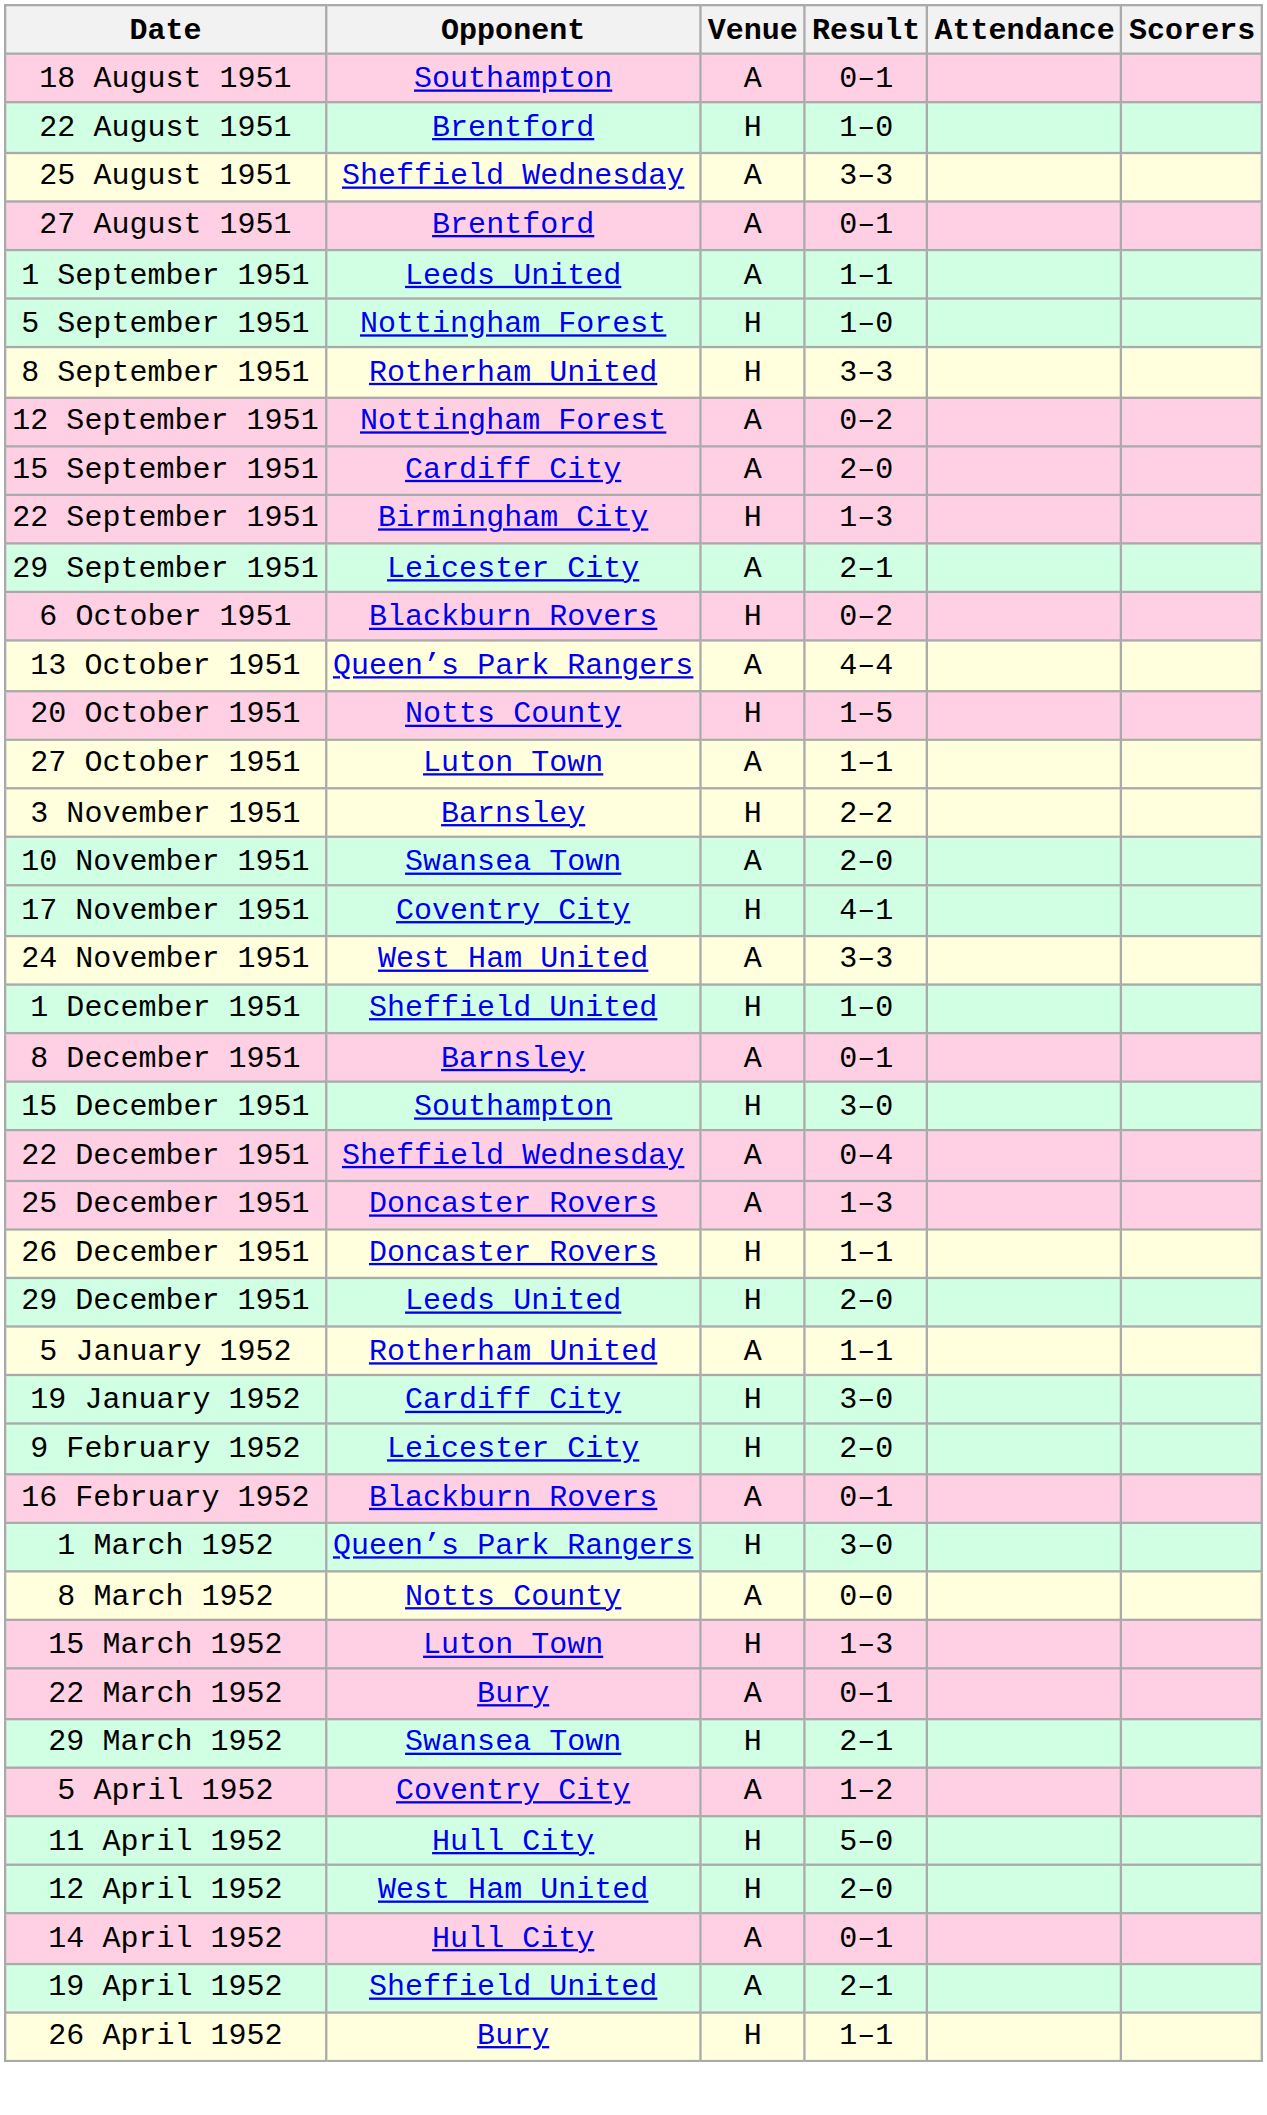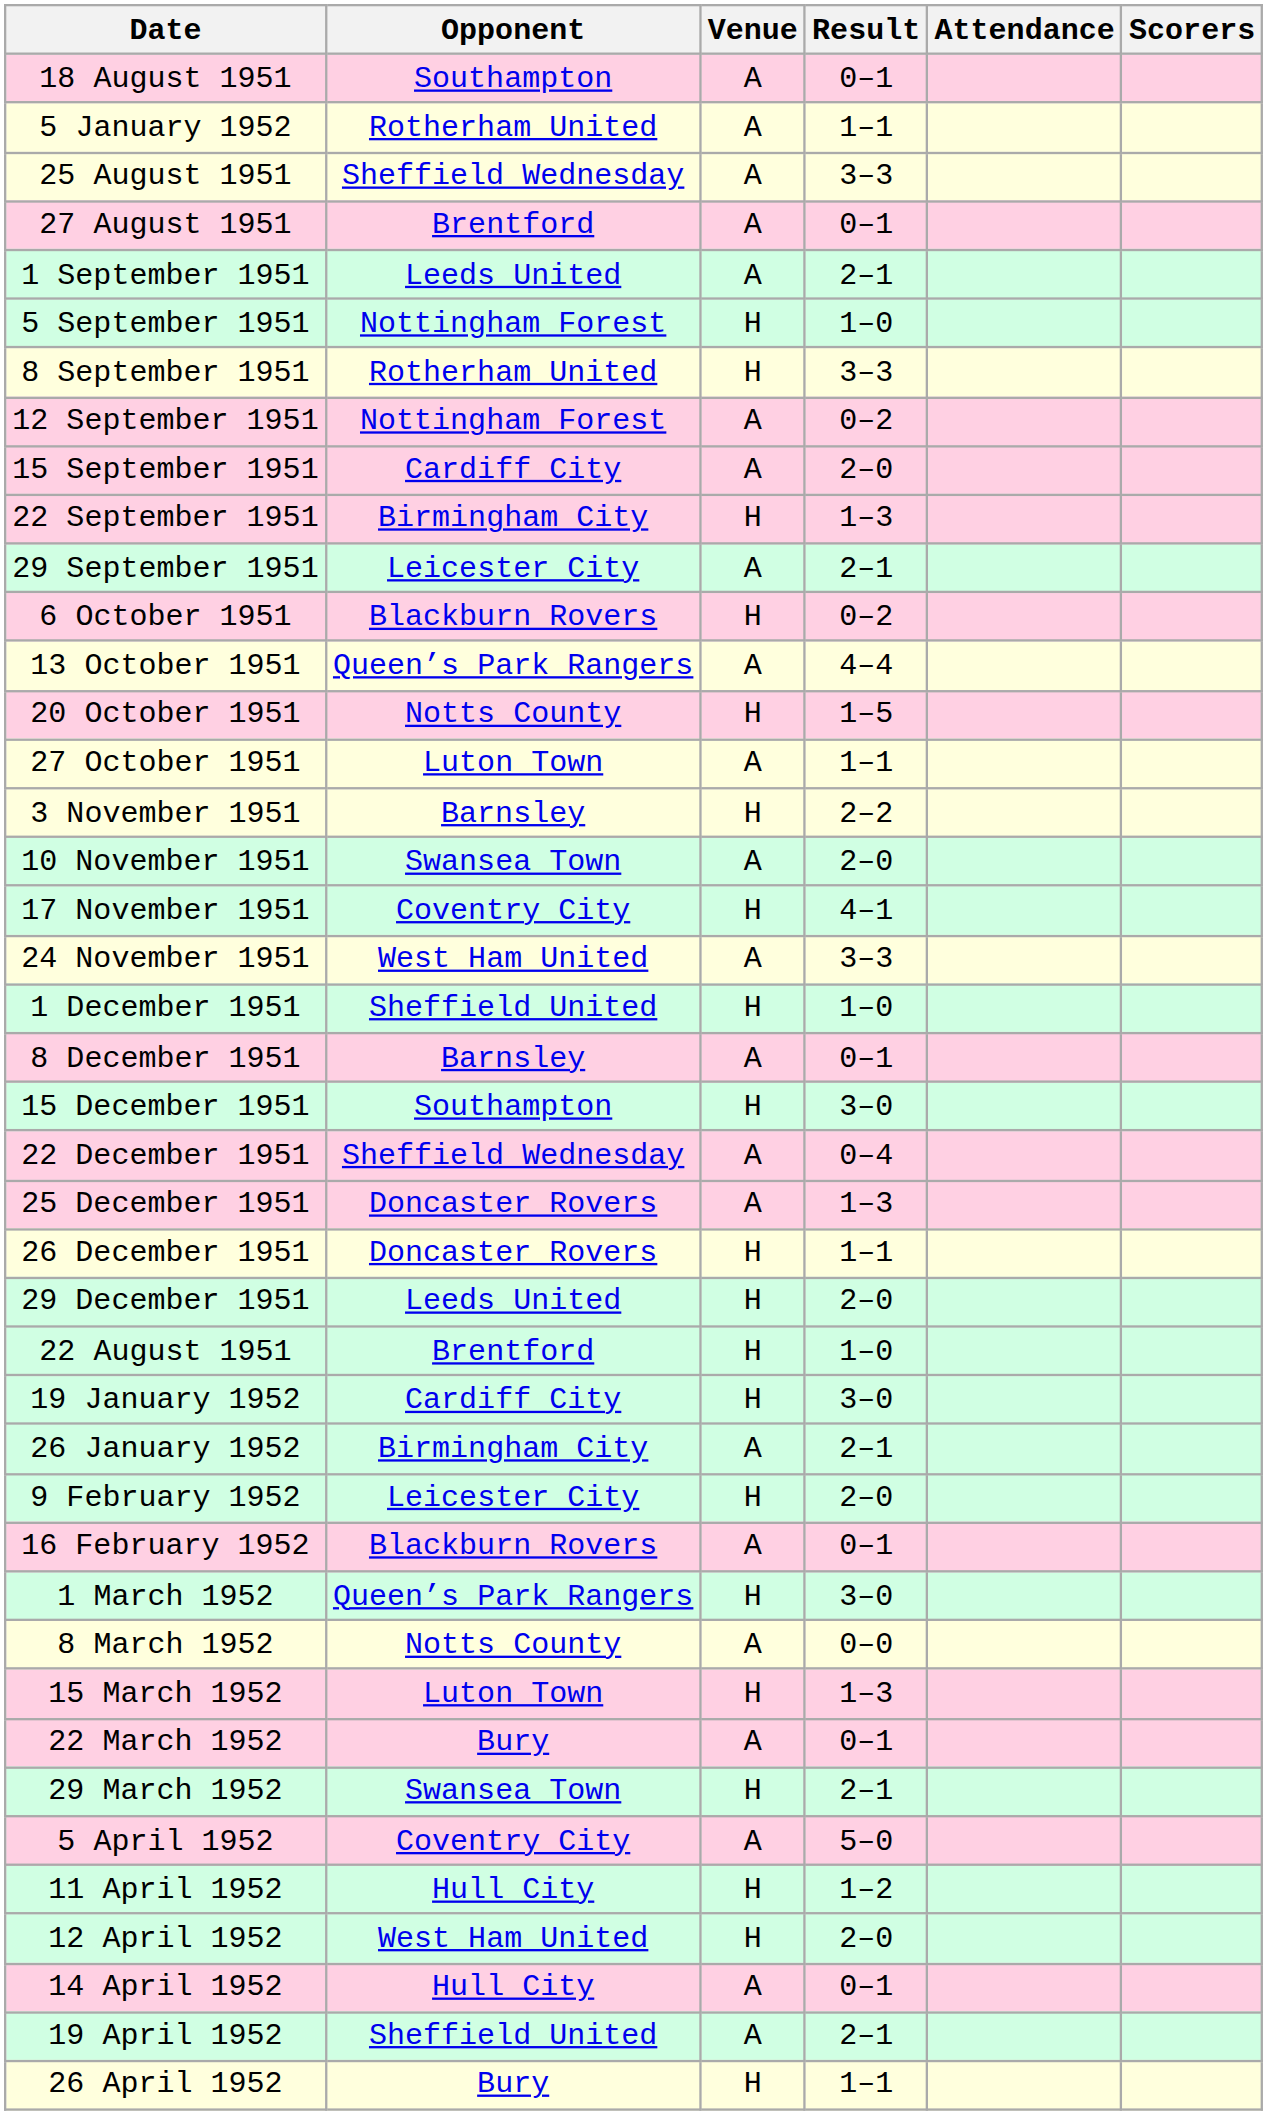rows swapped: (165, 128) <-> (165, 1351)
(866, 274) 1–1 -> (866, 274) 2–1
+ row: (165, 1449)
(866, 1792) 1–2 -> (866, 1841) 5–0
(866, 1841) 5–0 -> (866, 1889) 1–2
